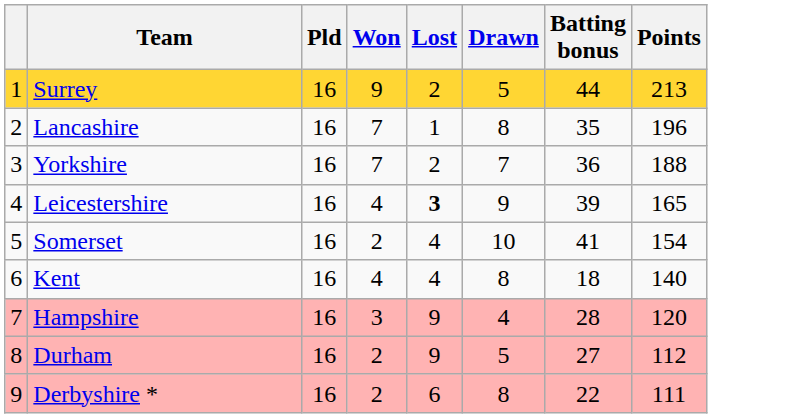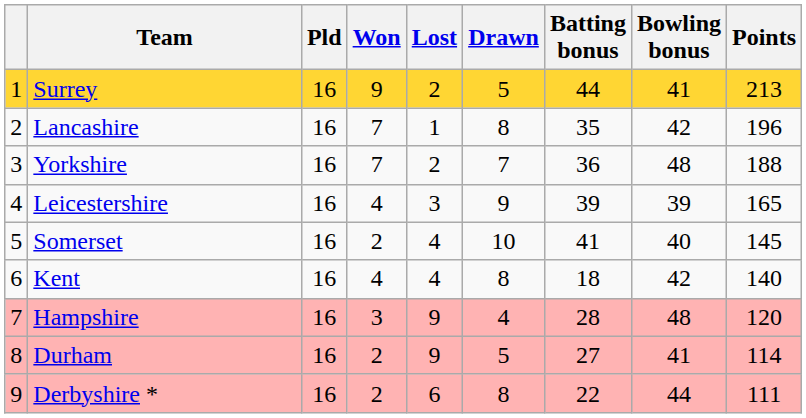+ column: (679, 37)
(434, 202) bold -> (434, 202) normal
(669, 240) 154 -> (764, 240) 145
(669, 355) 112 -> (764, 355) 114
